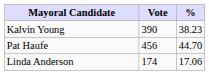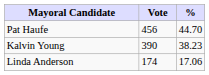rows swapped: (27, 45) <-> (36, 29)
